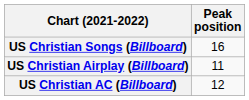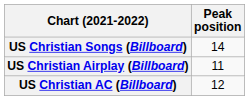(218, 47) 16 -> (218, 47) 14
